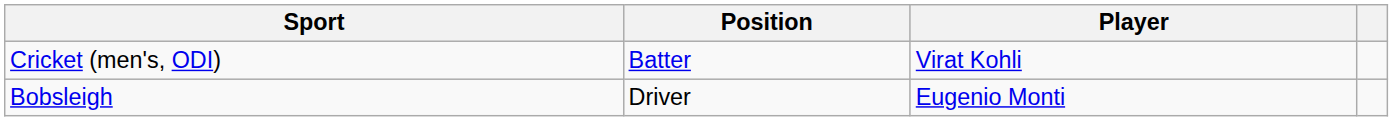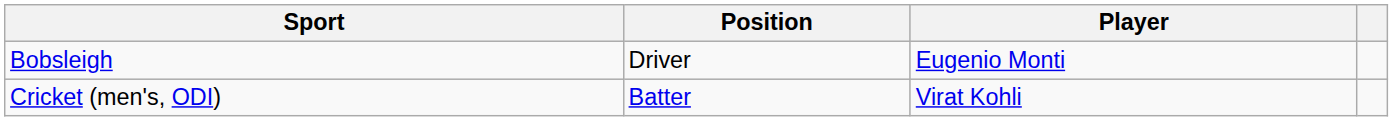rows swapped: (61, 97) <-> (116, 60)
